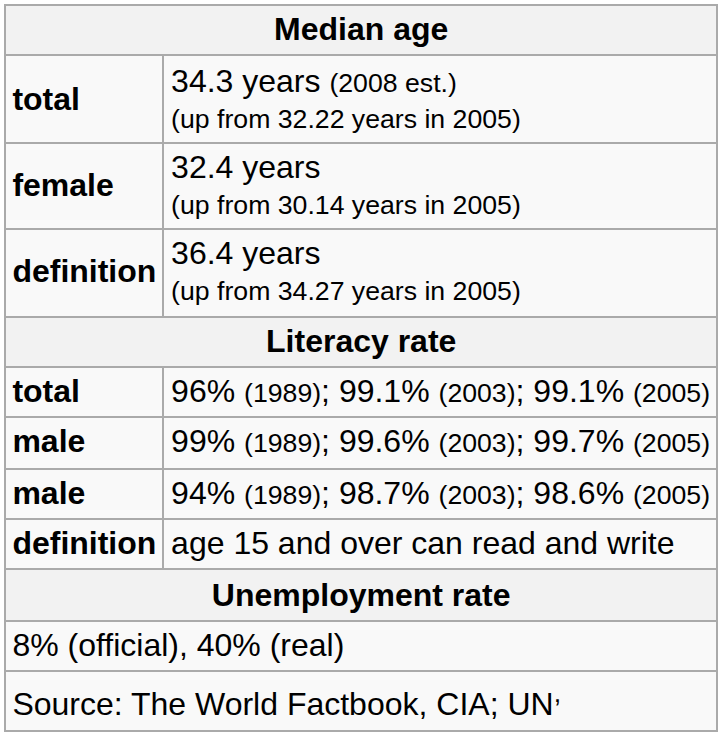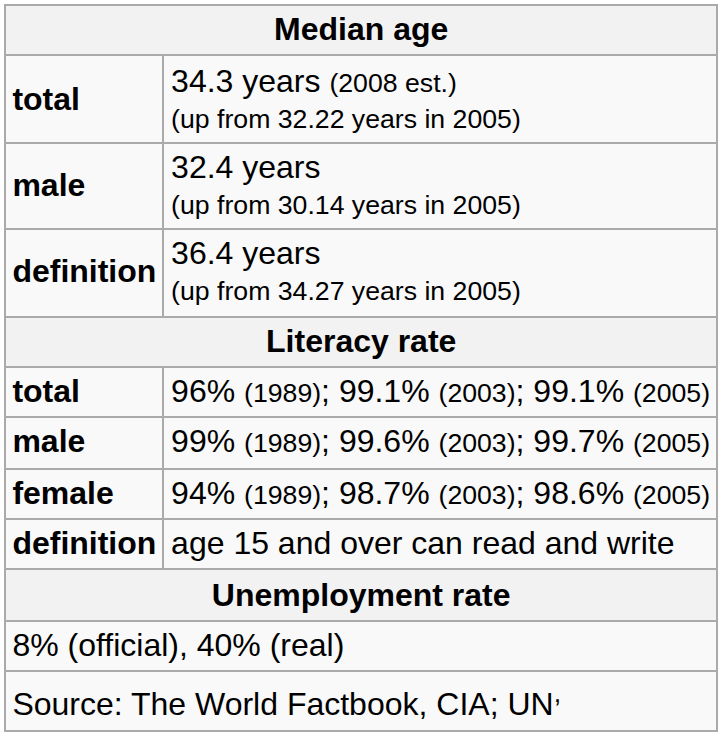(63, 185) female -> (49, 185) male
(49, 493) male -> (63, 493) female
